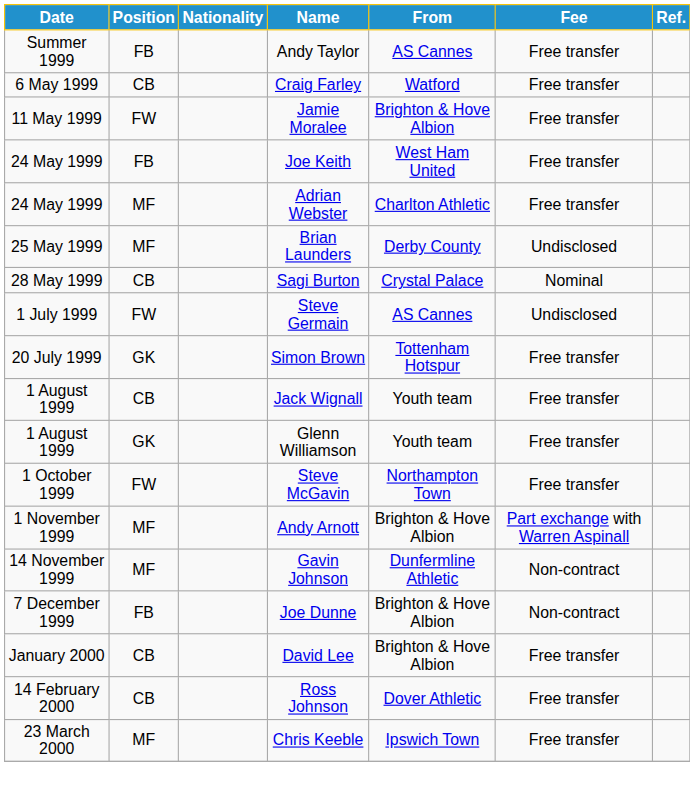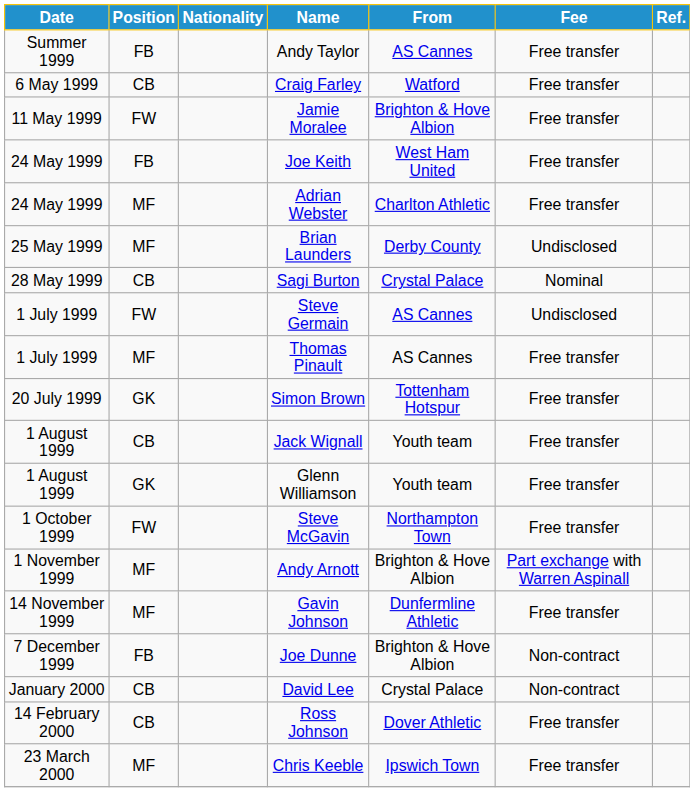+ row: (318, 357)
(574, 570) Non-contract -> (574, 613) Free transfer
(432, 655) Brighton & Hove Albion -> (432, 689) Crystal Palace
(574, 655) Free transfer -> (574, 689) Non-contract
